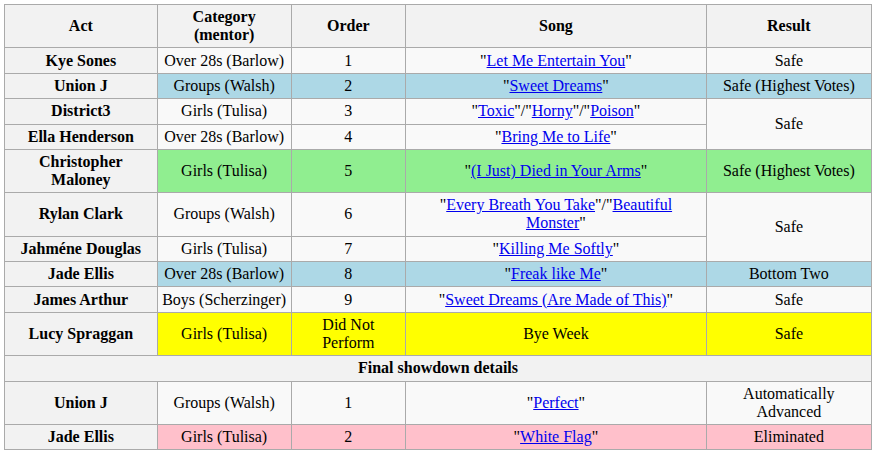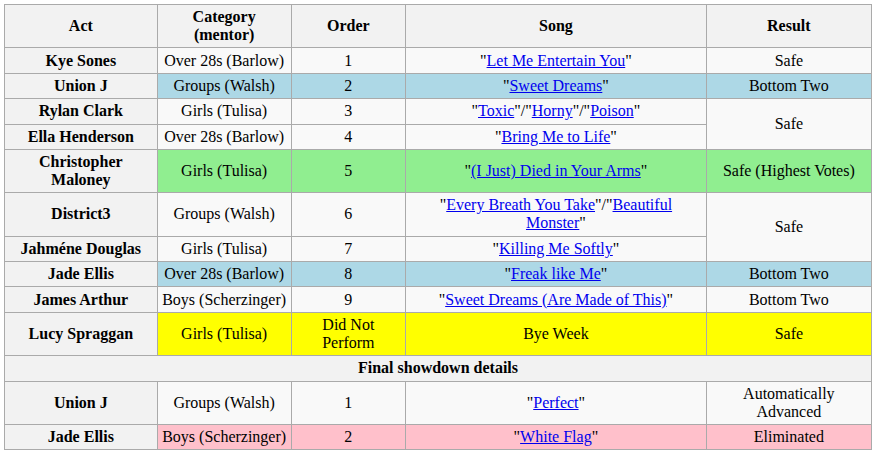(789, 85) Safe (Highest Votes) -> (789, 85) Bottom Two
(81, 111) District3 -> (81, 111) Rylan Clark
(81, 214) Rylan Clark -> (81, 214) District3
(789, 299) Safe -> (789, 299) Bottom Two
(224, 437) Girls (Tulisa) -> (224, 437) Boys (Scherzinger)
